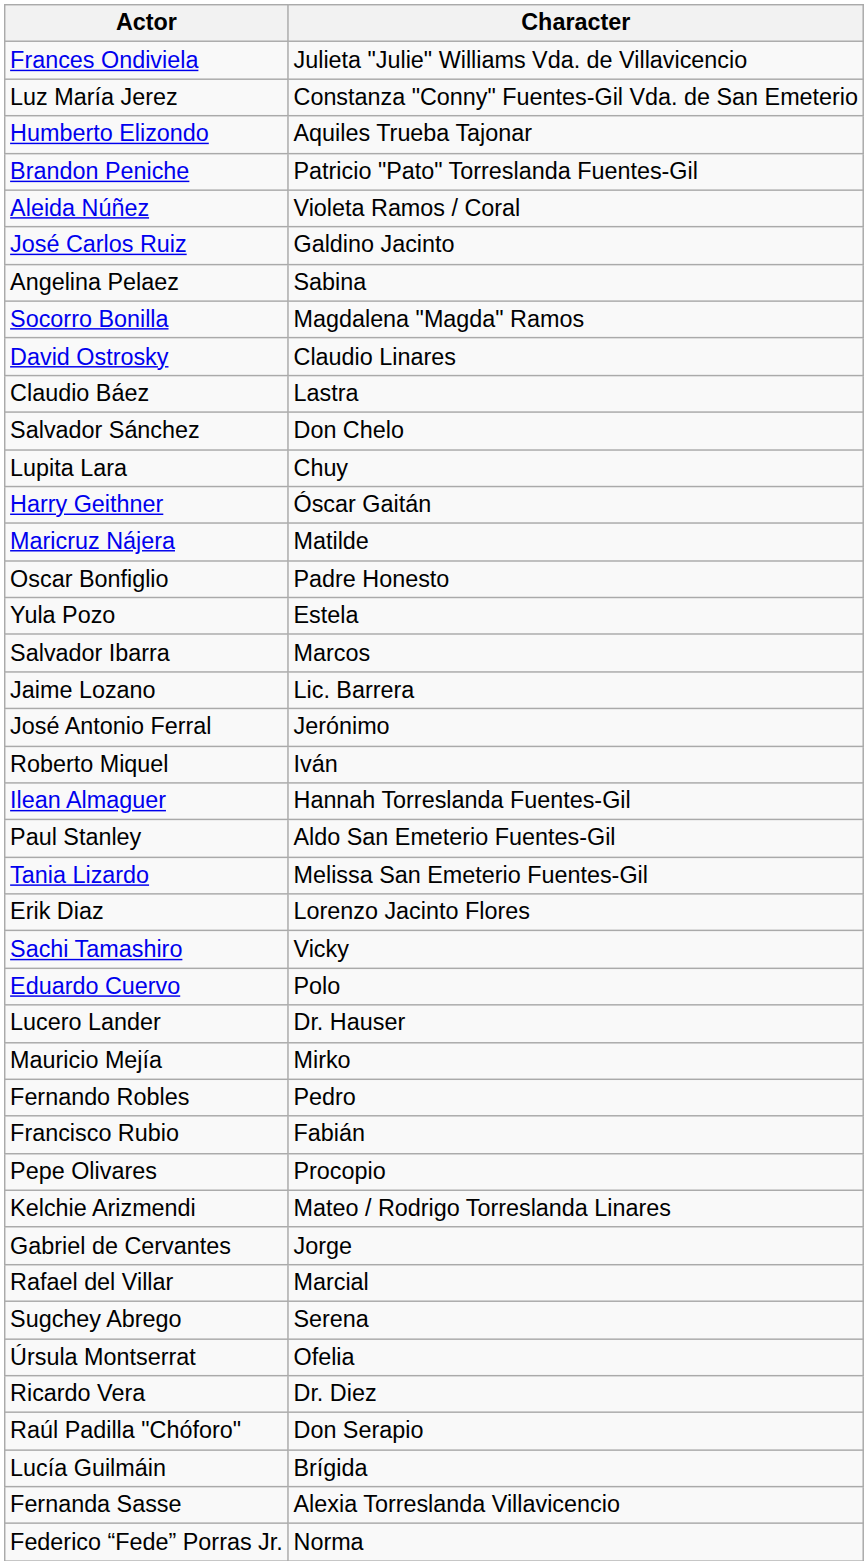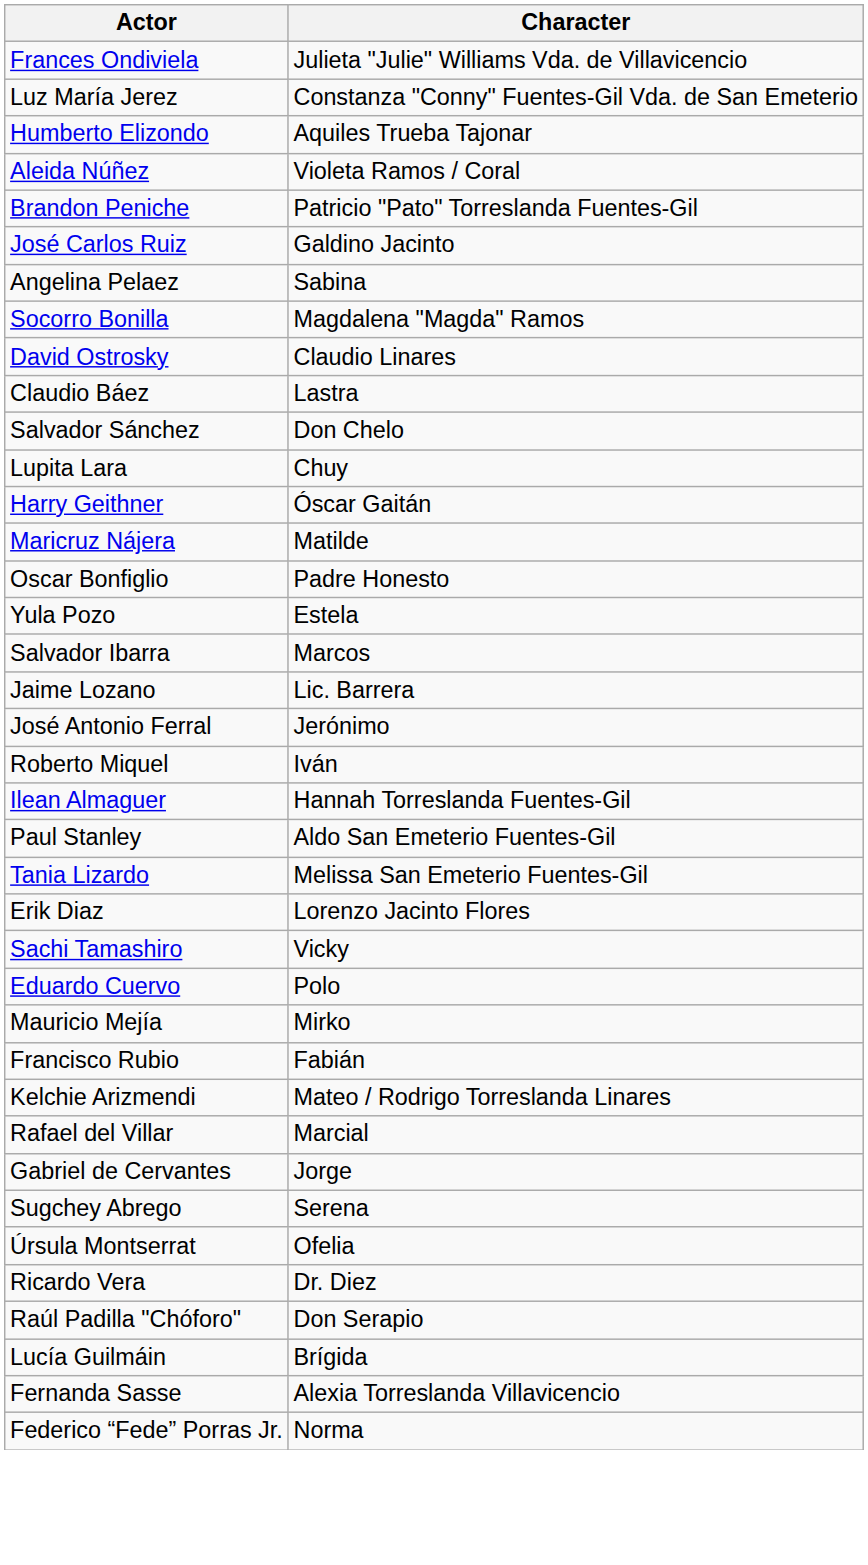rows swapped: (80, 208) <-> (100, 171)
- row: (85, 1023)
- row: (100, 1097)
- row: (83, 1171)
rows swapped: (92, 1282) <-> (120, 1245)
